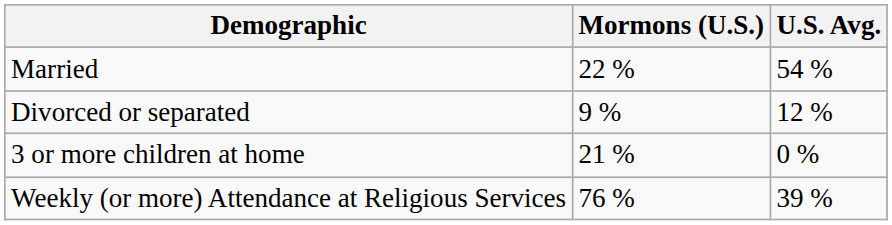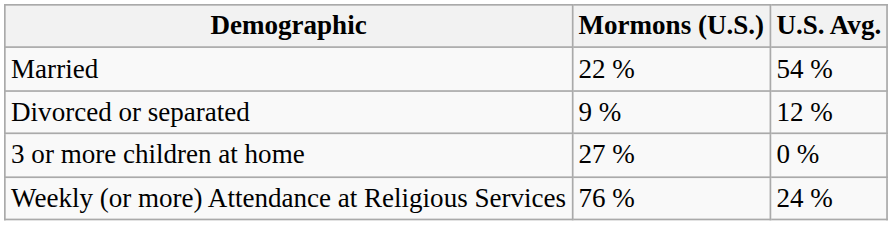(607, 154) 21 % -> (607, 154) 27 %
(805, 197) 39 % -> (805, 197) 24 %
